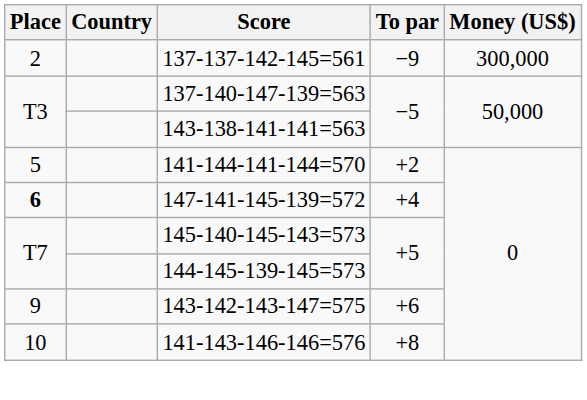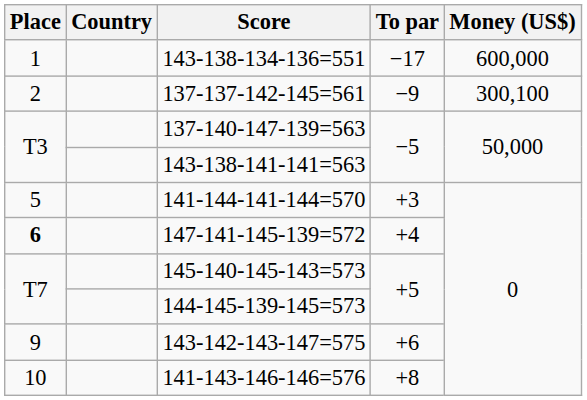+ row: (264, 57)
(513, 57) 300,000 -> (513, 93) 300,100
(407, 164) +2 -> (407, 199) +3
